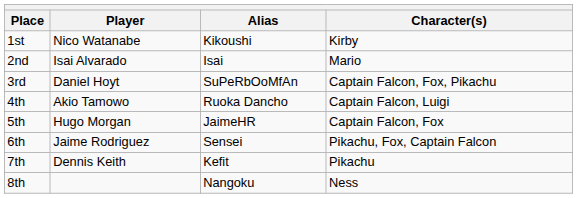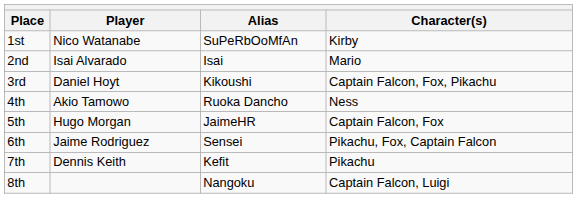(227, 40) Kikoushi -> (250, 40) SuPeRbOoMfAn
(250, 81) SuPeRbOoMfAn -> (227, 81) Kikoushi
(389, 101) Captain Falcon, Luigi -> (344, 101) Ness
(344, 182) Ness -> (389, 182) Captain Falcon, Luigi
